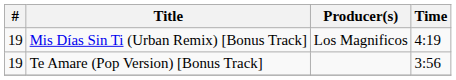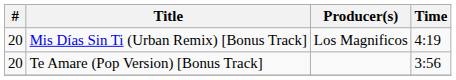(15, 39) 19 -> (15, 39) 20
(15, 63) 19 -> (15, 63) 20
